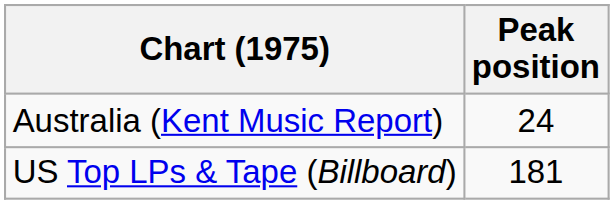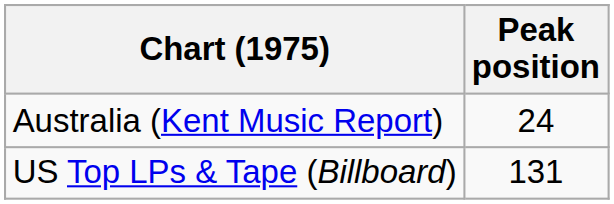(536, 172) 181 -> (536, 172) 131
